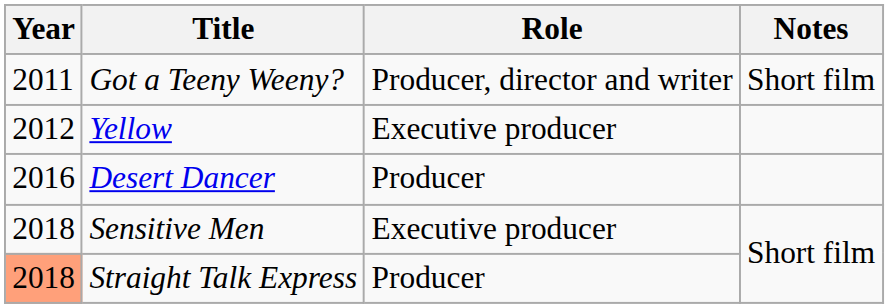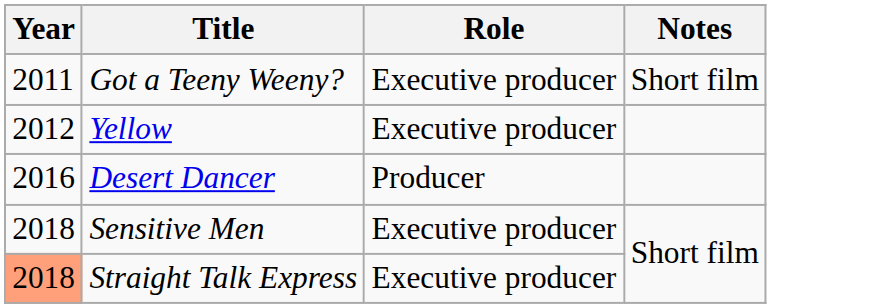(552, 79) Producer, director and writer -> (494, 79) Executive producer
(428, 278) Producer -> (494, 278) Executive producer
